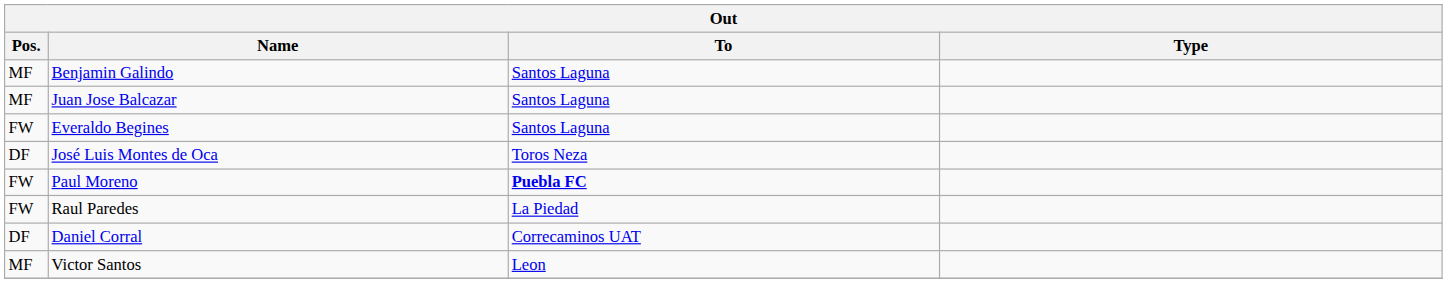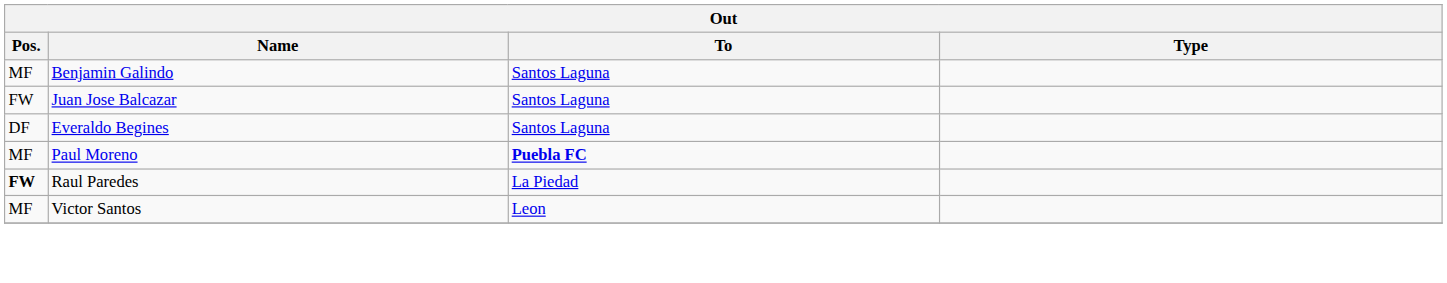(20, 100) MF -> (21, 100) FW
(21, 127) FW -> (19, 127) DF
- row: (135, 155)
(21, 182) FW -> (20, 155) MF
(21, 209) normal -> (22, 182) bold
- row: (97, 237)
